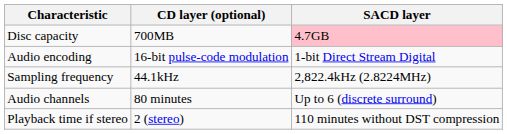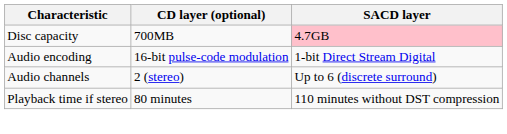- row: (60, 77)
(163, 98) 80 minutes -> (159, 77) 2 (stereo)
(159, 119) 2 (stereo) -> (163, 98) 80 minutes
